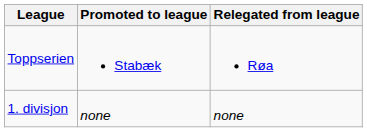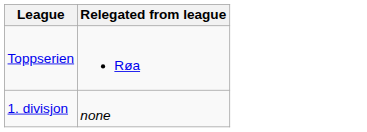- column: (144, 15)
